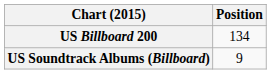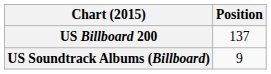(239, 36) 134 -> (239, 36) 137
